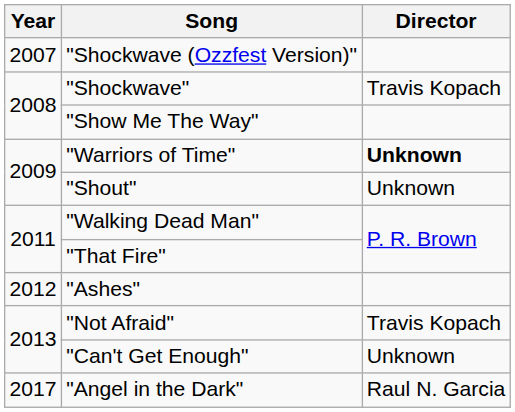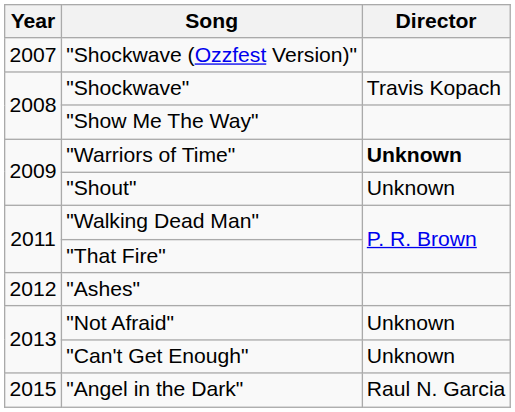(434, 322) Travis Kopach -> (411, 322) Unknown
(33, 389) 2017 -> (33, 389) 2015
